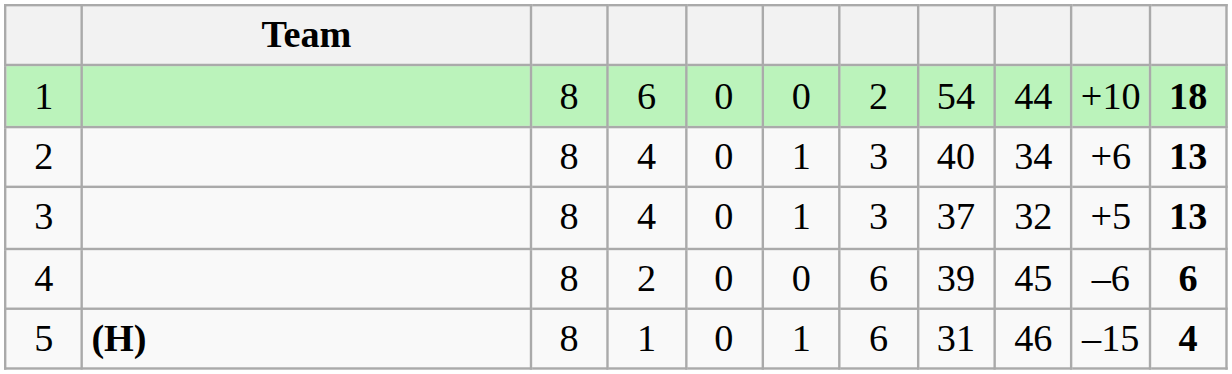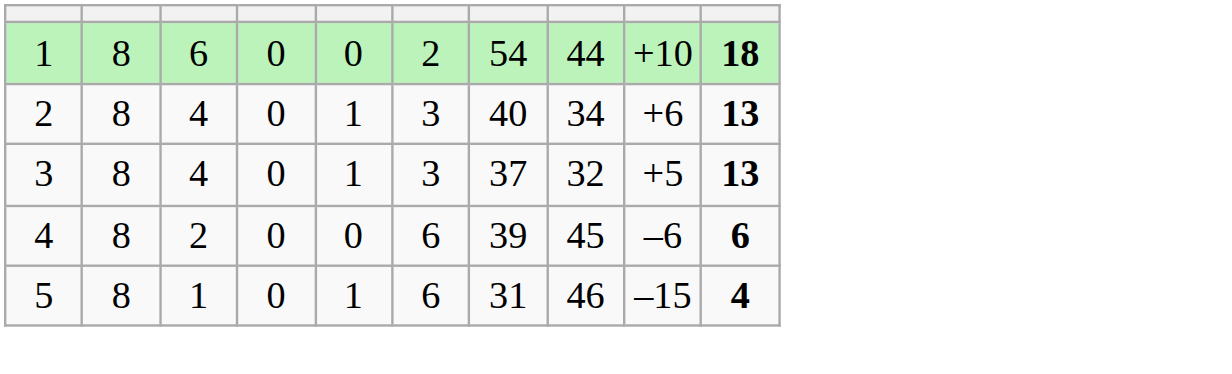- column: (306, 34)
